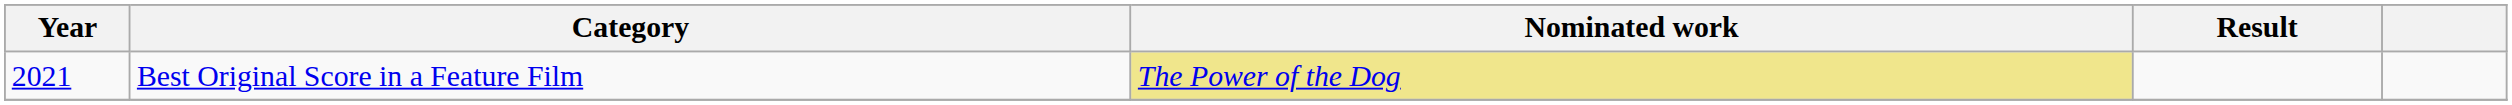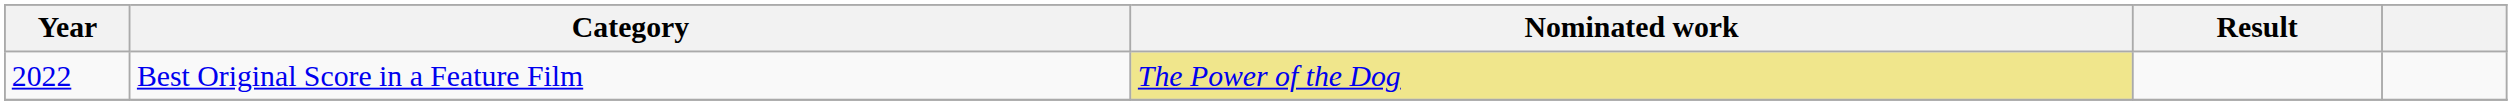(42, 75) 2021 -> (42, 75) 2022
